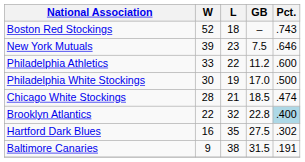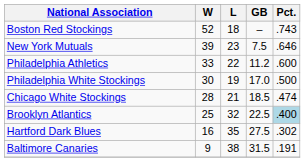(208, 115) 22 -> (208, 115) 25
(259, 115) 22.8 -> (259, 115) 22.5
